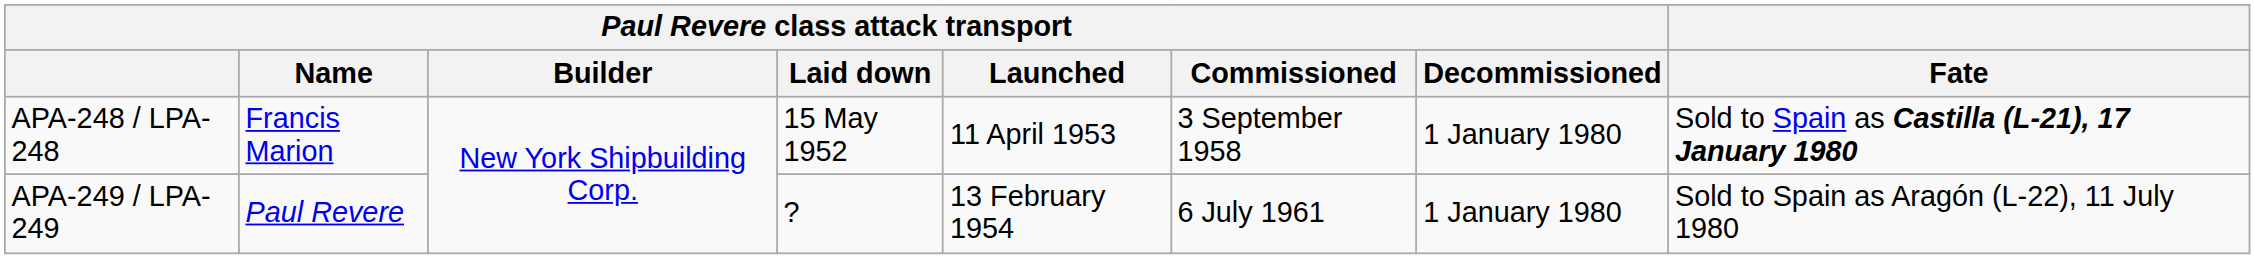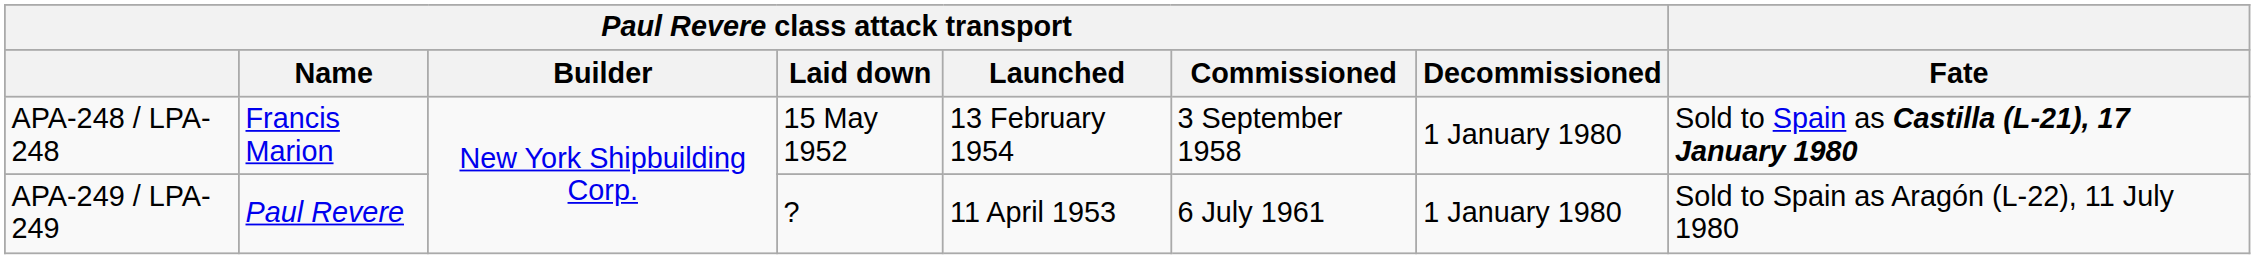(1033, 134) 11 April 1953 -> (1028, 134) 13 February 1954
(1028, 212) 13 February 1954 -> (1033, 212) 11 April 1953
